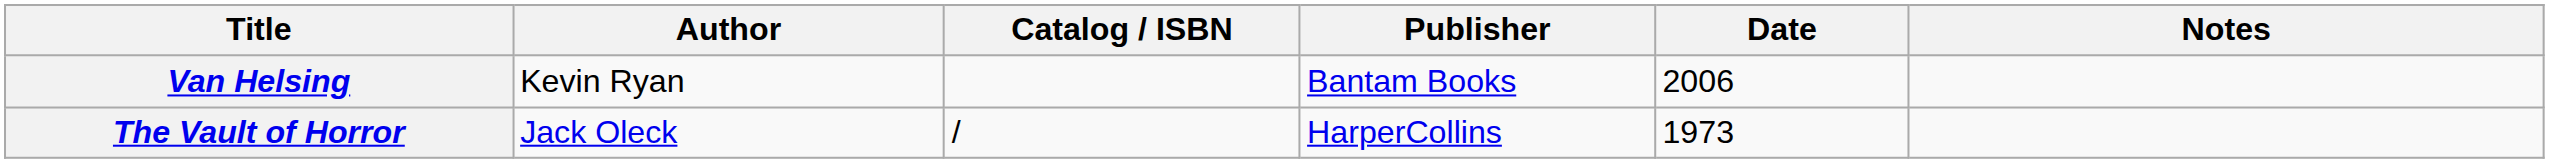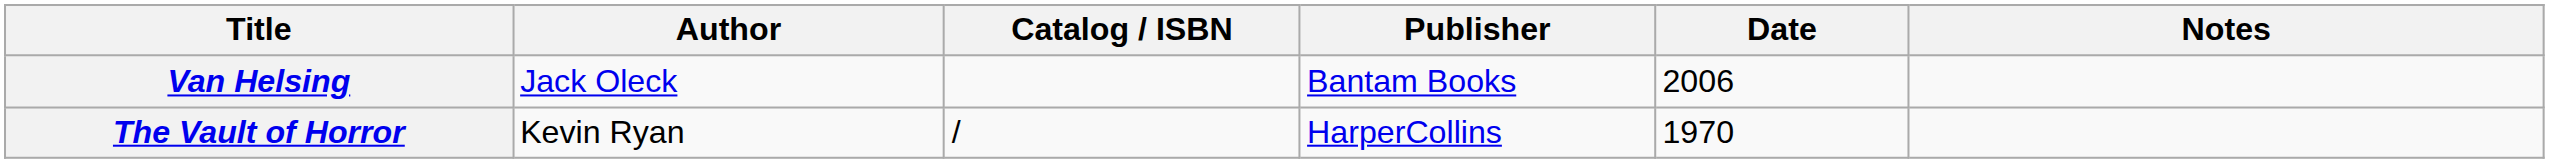(602, 81) Kevin Ryan -> (599, 81) Jack Oleck
(599, 132) Jack Oleck -> (602, 132) Kevin Ryan
(1698, 132) 1973 -> (1698, 132) 1970
